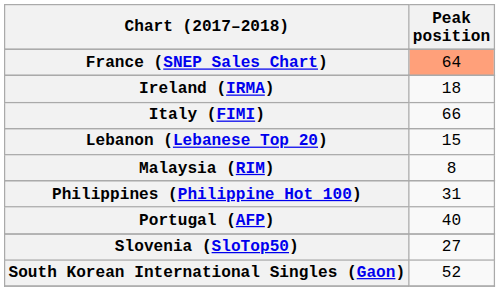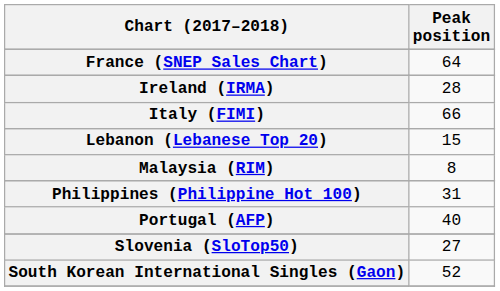(451, 63) lightsalmon background -> (451, 63) no background
(451, 89) 18 -> (451, 89) 28
